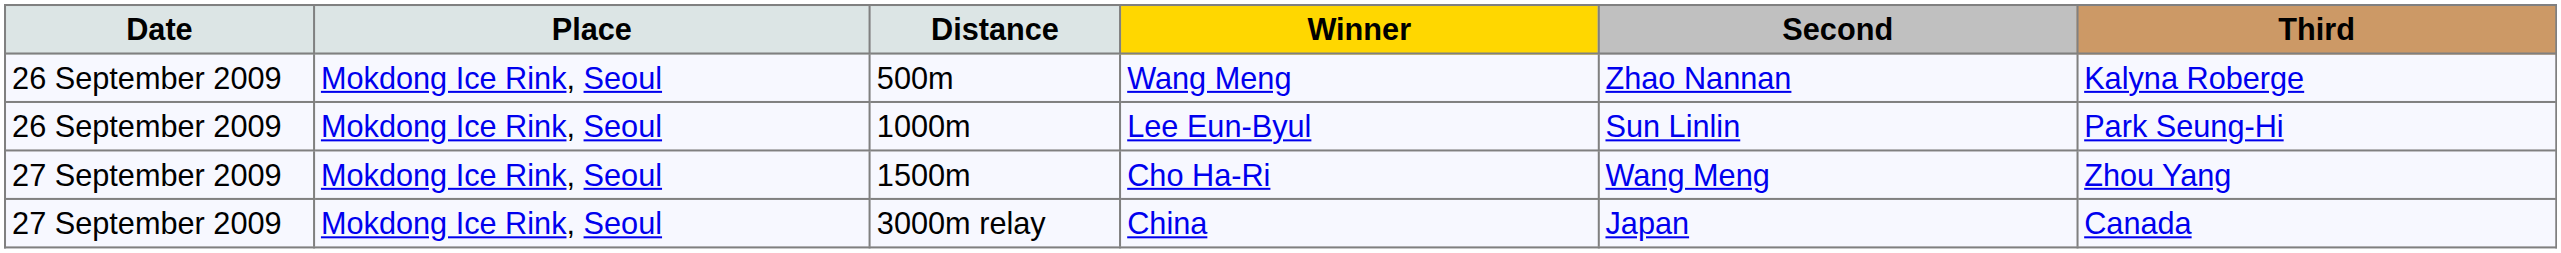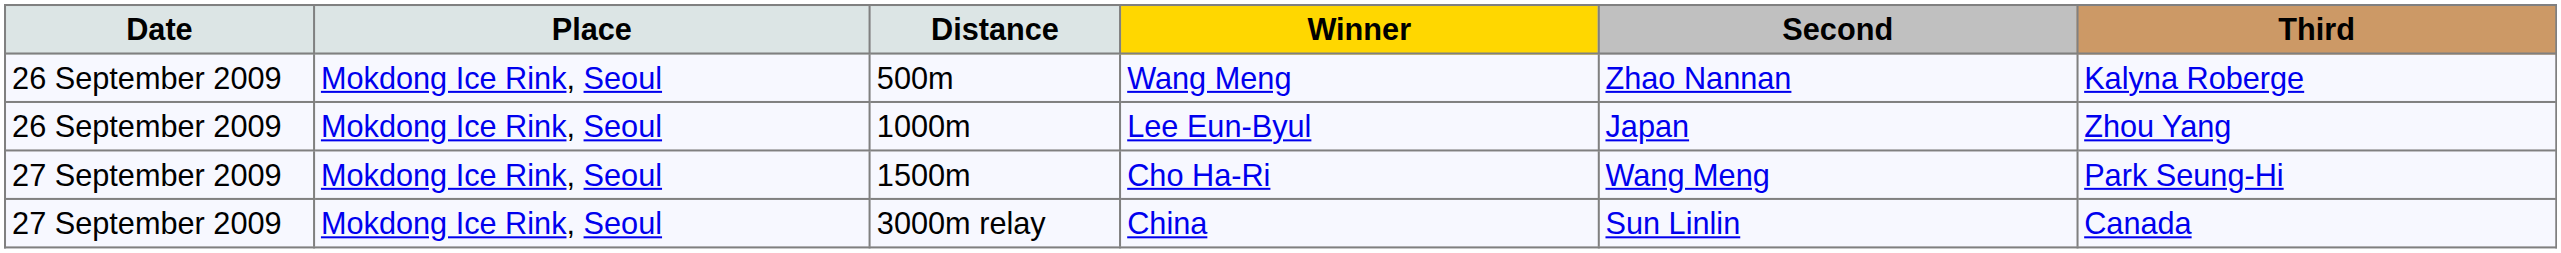(1673, 126) Sun Linlin -> (1647, 126) Japan
(2184, 126) Park Seung-Hi -> (2158, 126) Zhou Yang
(2158, 175) Zhou Yang -> (2184, 175) Park Seung-Hi
(1647, 223) Japan -> (1673, 223) Sun Linlin
